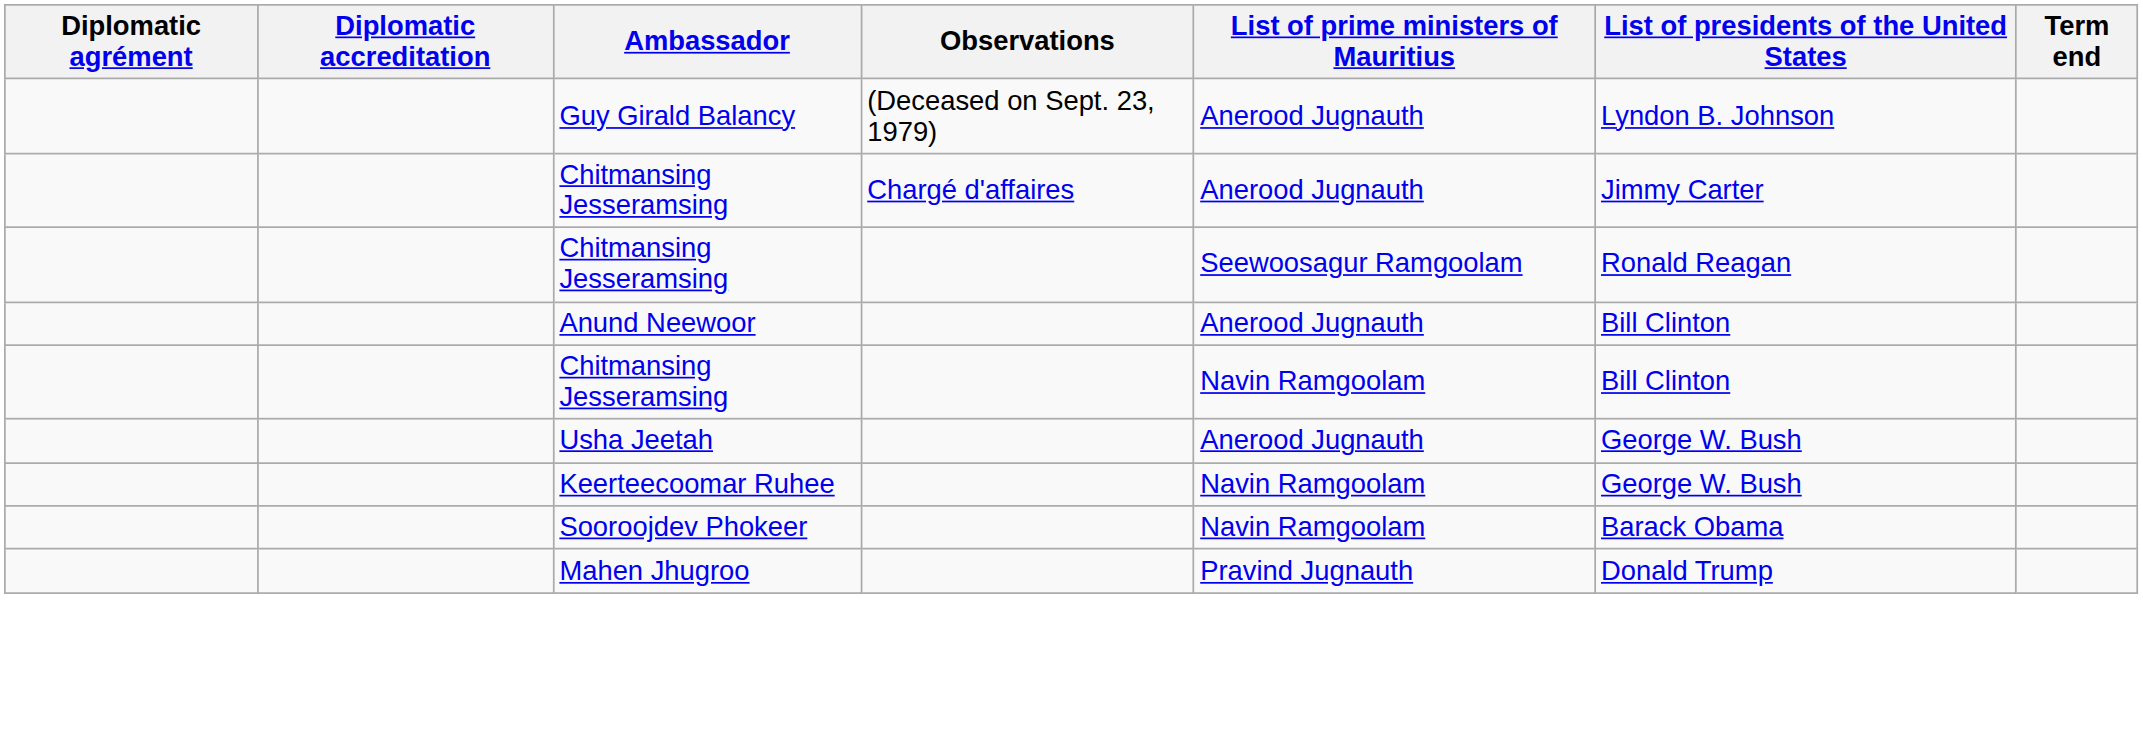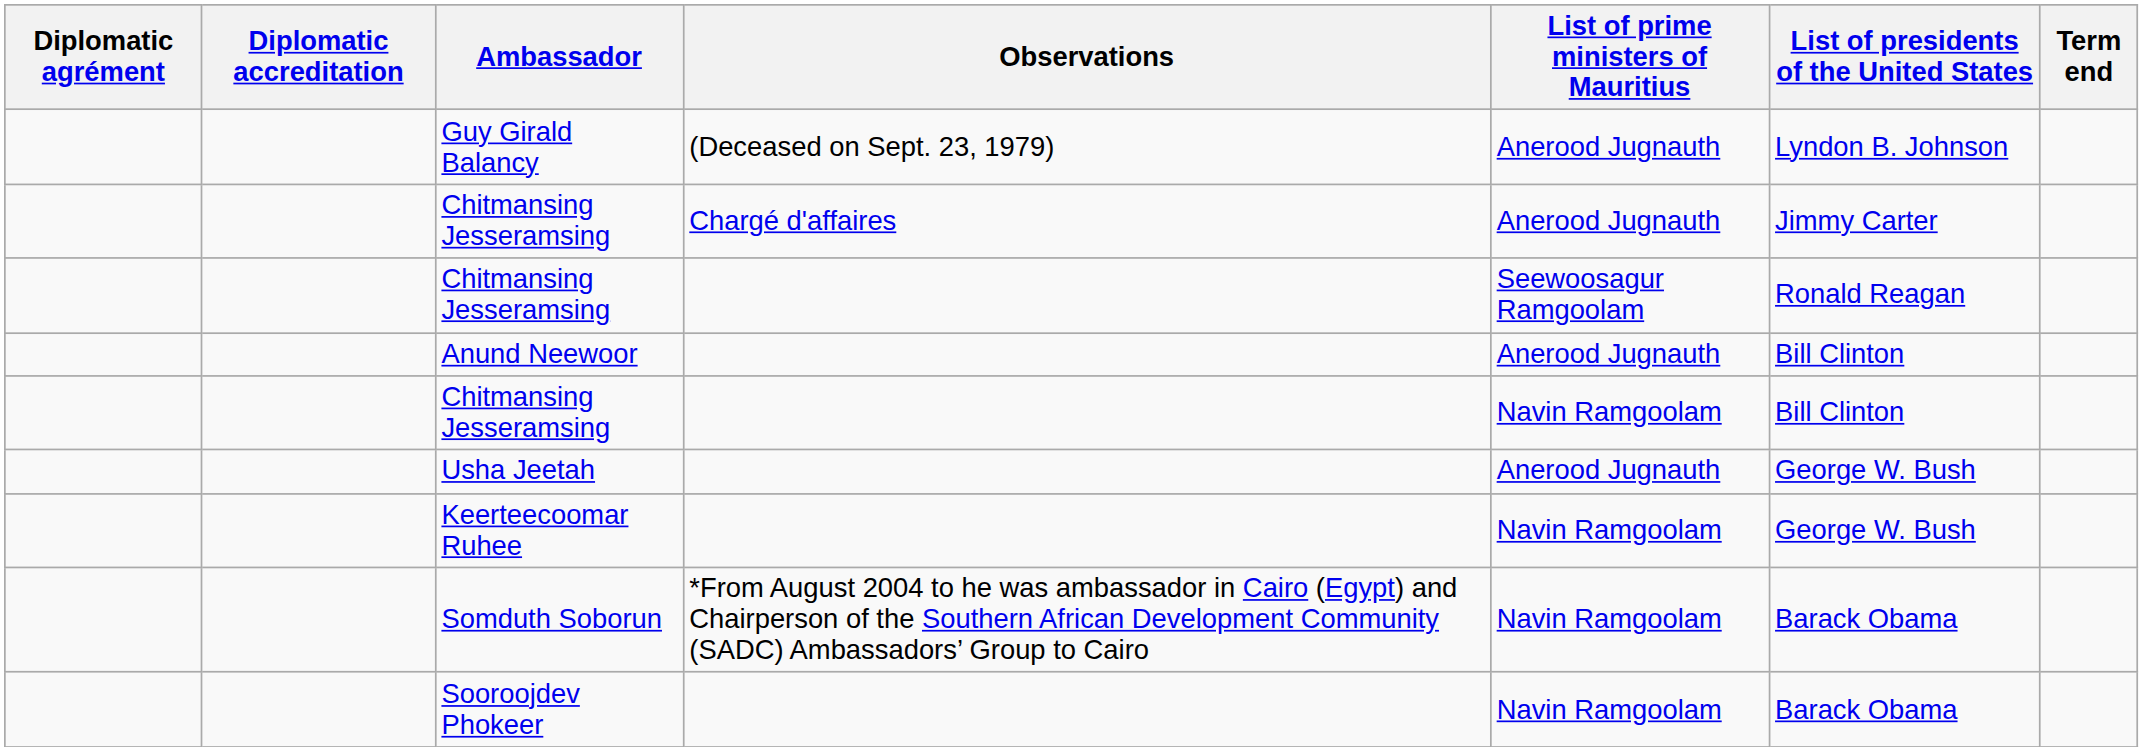+ row: (552, 619)
- row: (654, 570)
